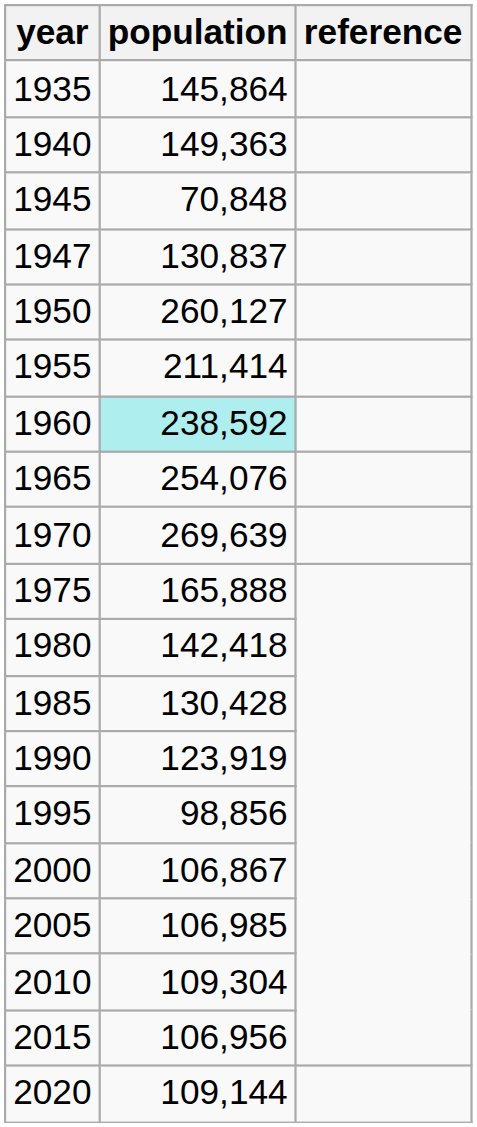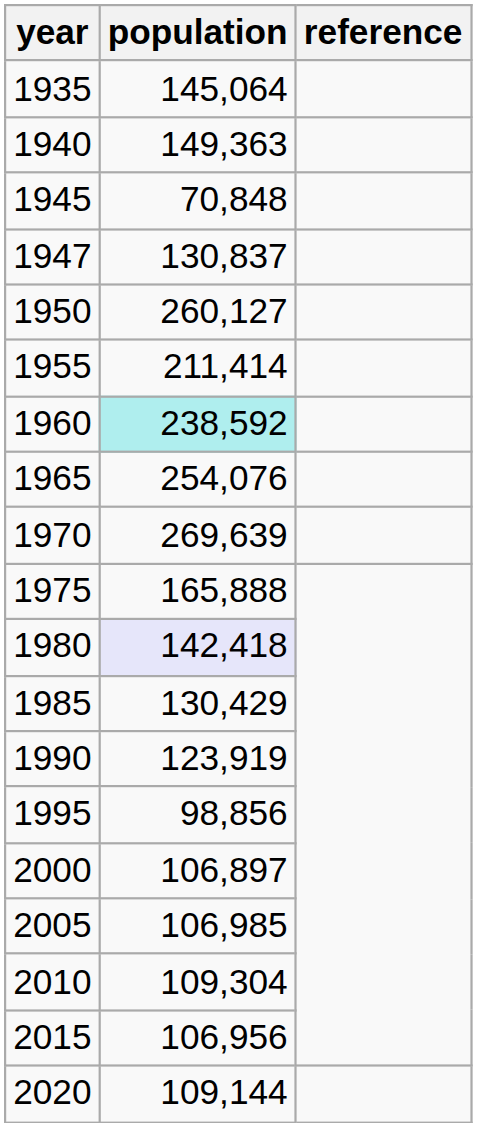(224, 88) 145,864 -> (224, 88) 145,064
(224, 646) no background -> (224, 646) lavender background
(224, 702) 130,428 -> (224, 702) 130,429
(224, 869) 106,867 -> (224, 869) 106,897
